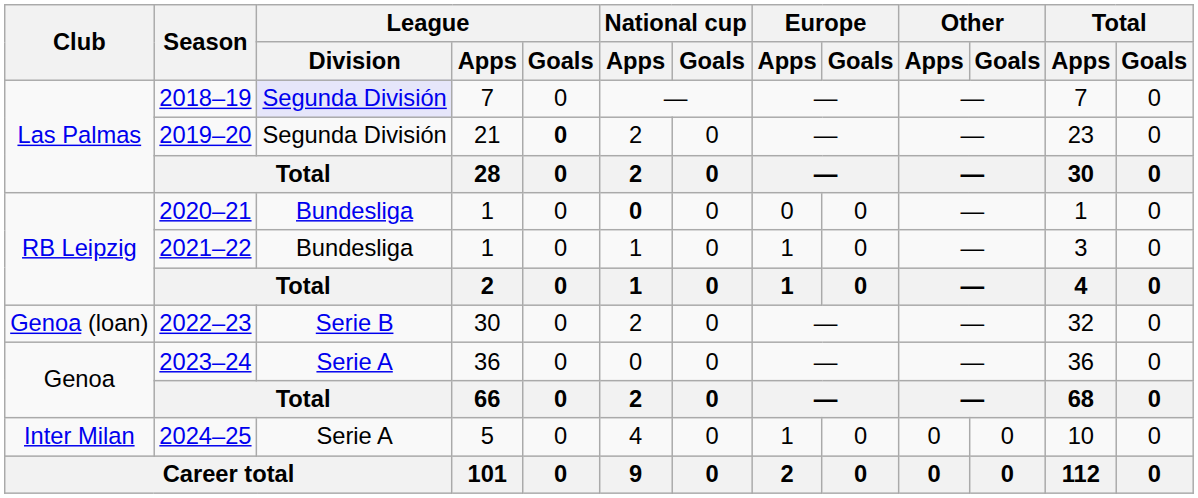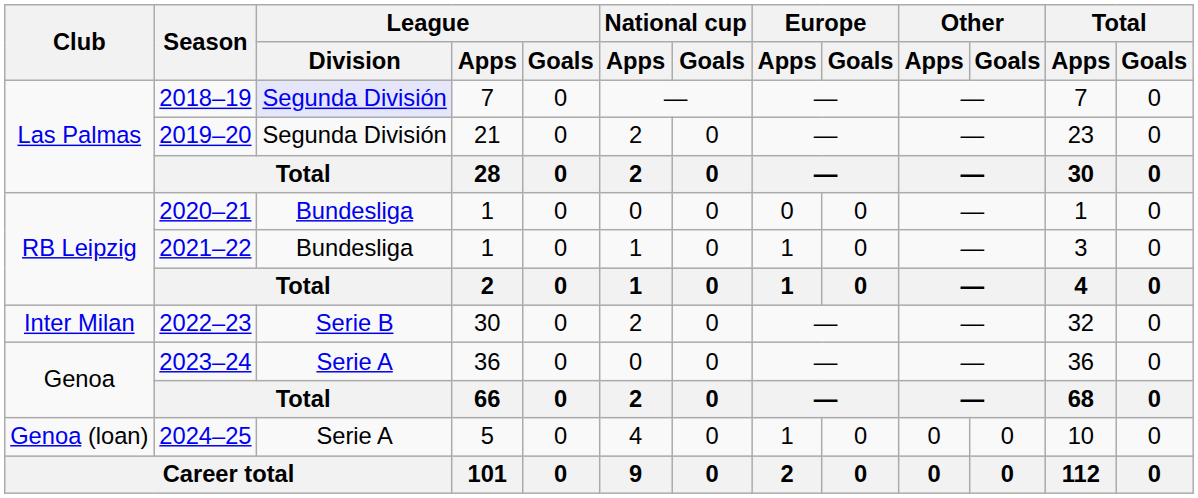(561, 135) bold -> (561, 135) normal
(636, 211) bold -> (636, 211) normal
(79, 323) Genoa (loan) -> (79, 323) Inter Milan
(79, 436) Inter Milan -> (79, 436) Genoa (loan)
